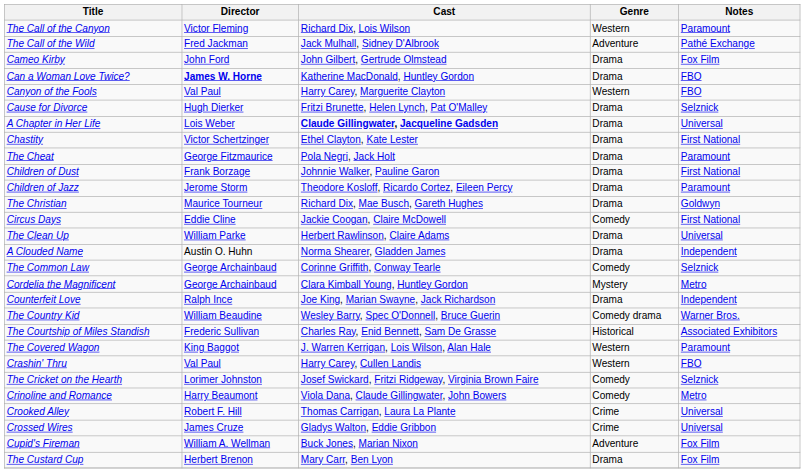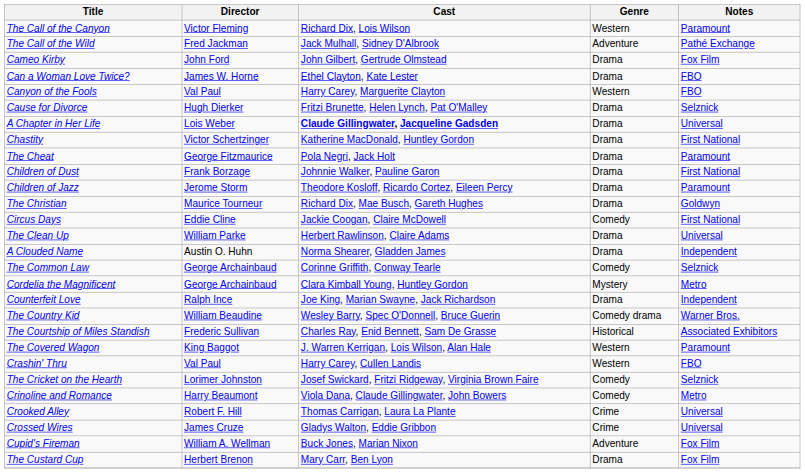(223, 76) bold -> (221, 76) normal
(387, 76) Katherine MacDonald, Huntley Gordon -> (359, 76) Ethel Clayton, Kate Lester
(359, 140) Ethel Clayton, Kate Lester -> (387, 140) Katherine MacDonald, Huntley Gordon
